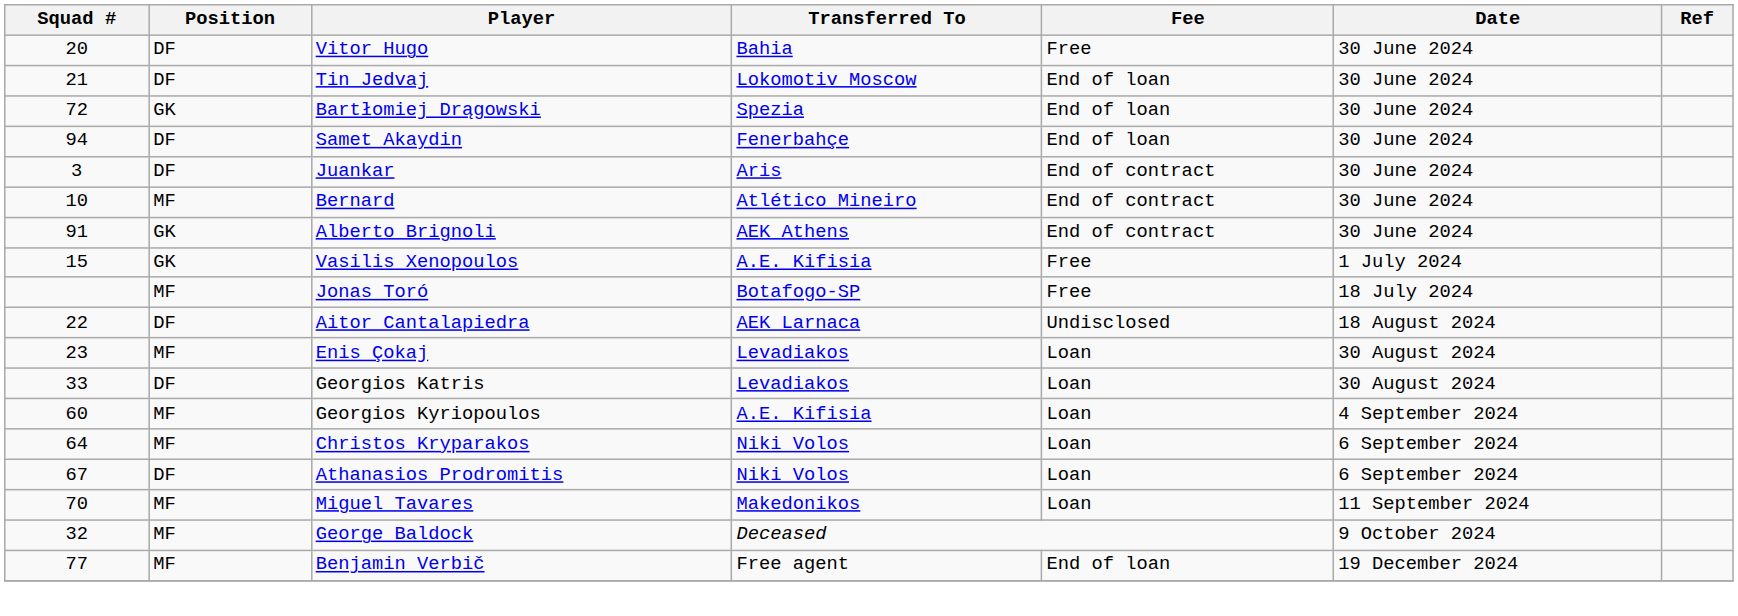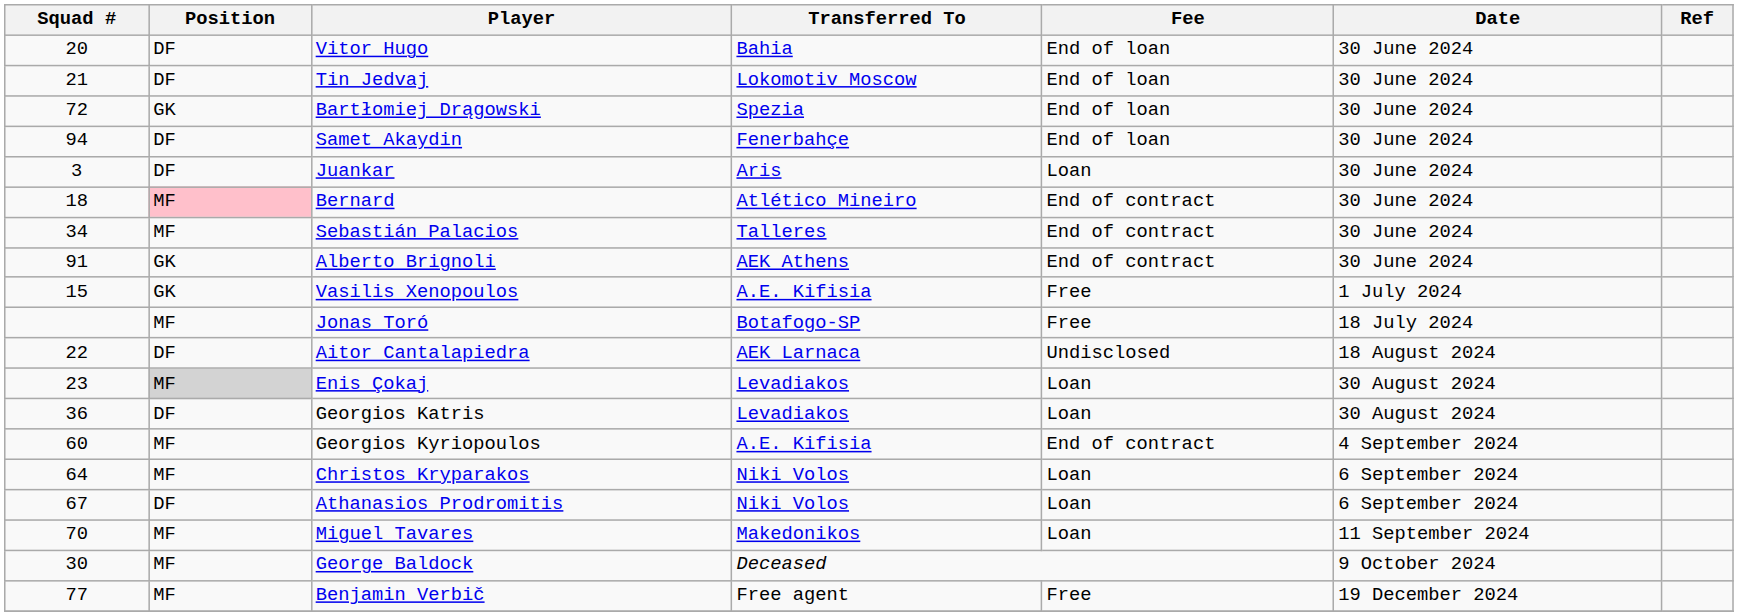(1069, 51) Free -> (1108, 51) End of loan
(1131, 172) End of contract -> (1069, 172) Loan
(77, 202) 10 -> (77, 202) 18
(165, 202) no background -> (165, 202) pink background
+ row: (417, 232)
(165, 354) no background -> (165, 384) lightgrey background
(77, 384) 33 -> (77, 414) 36
(1069, 414) Loan -> (1131, 445) End of contract
(77, 535) 32 -> (77, 566) 30
(1108, 566) End of loan -> (1069, 596) Free
